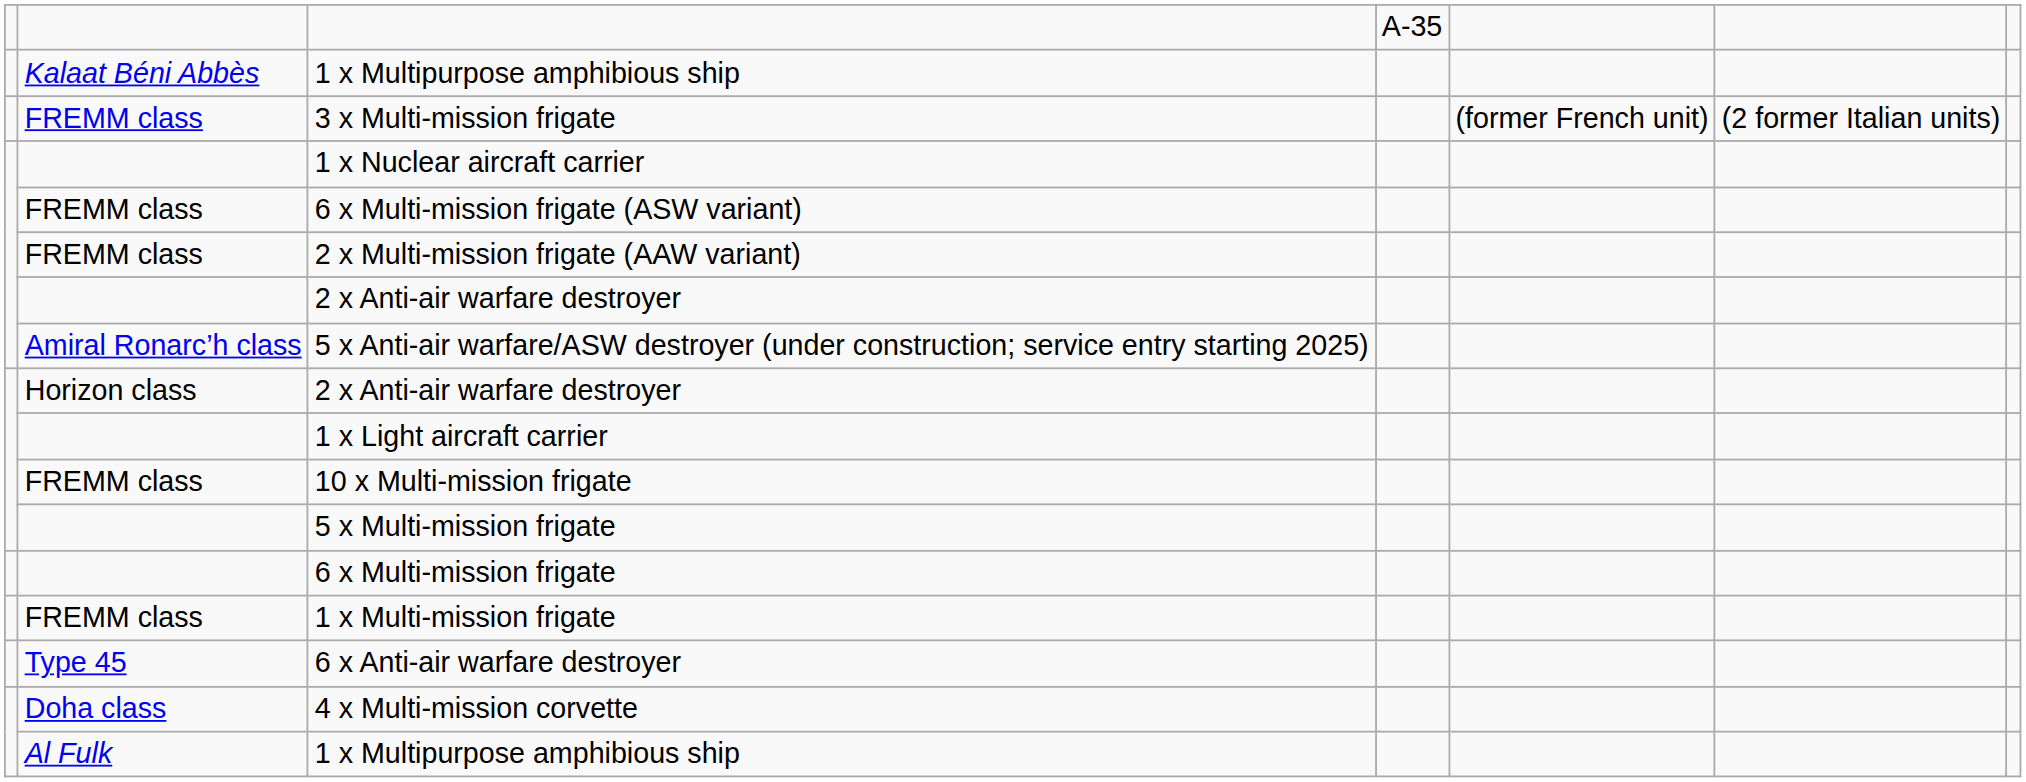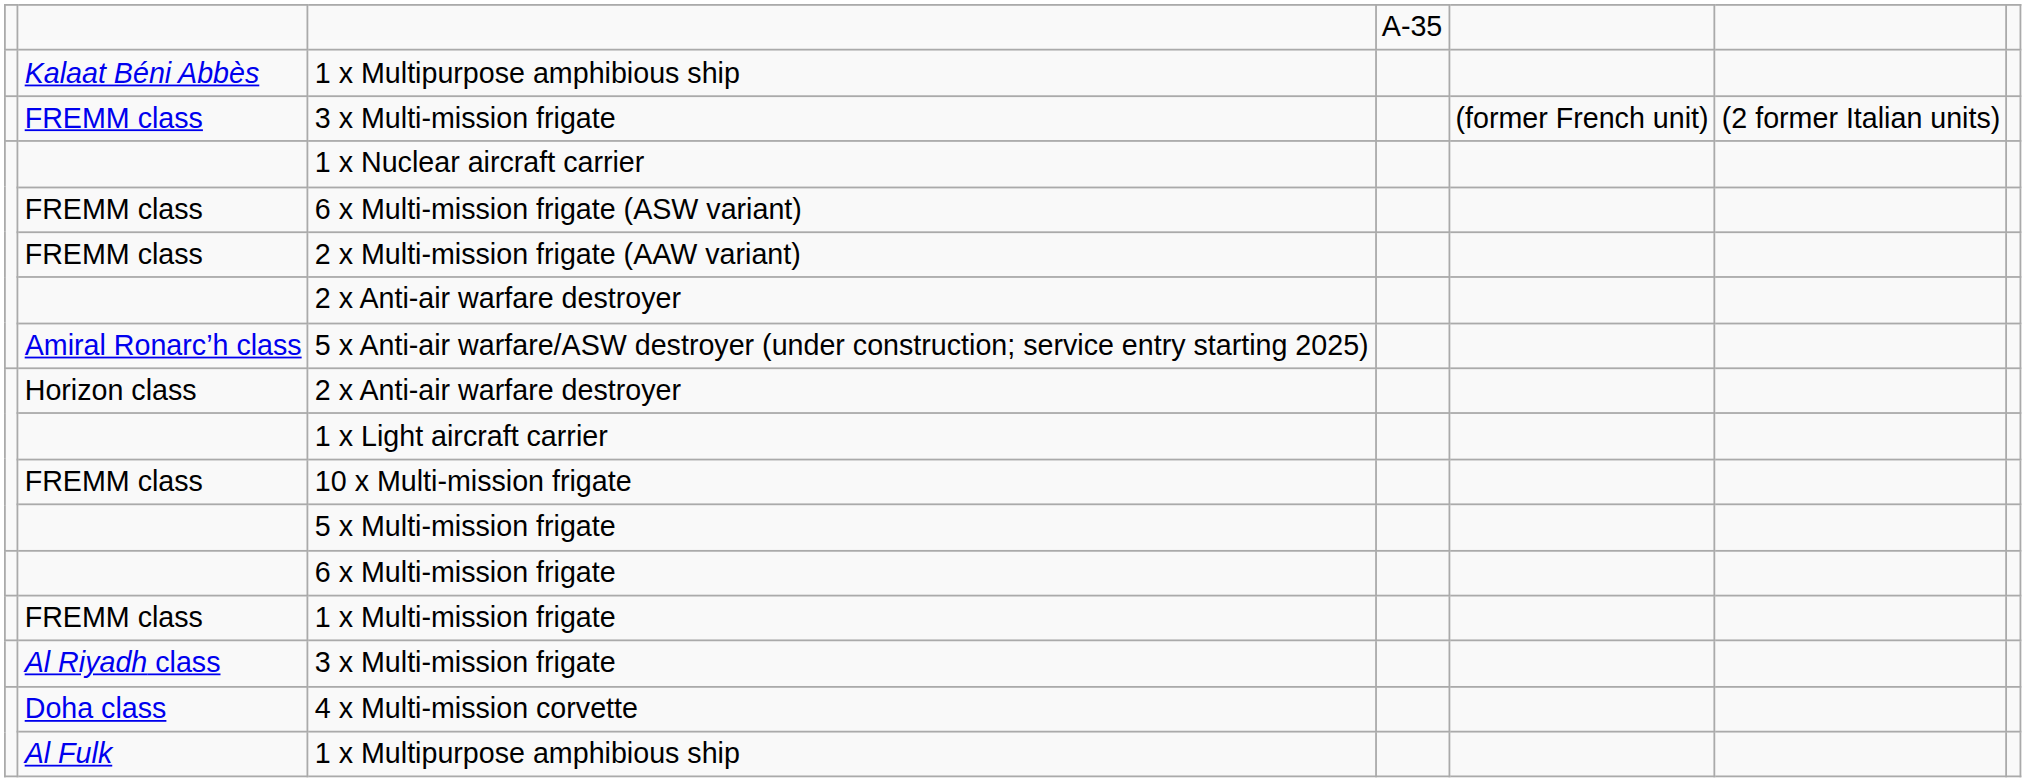- row: (76, 663)
+ row: (123, 663)
